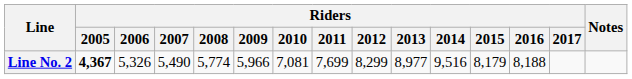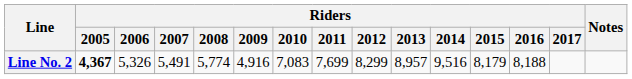(174, 62) 5,490 -> (174, 62) 5,491
(253, 62) 5,966 -> (253, 62) 4,916
(293, 62) 7,081 -> (293, 62) 7,083
(411, 62) 8,977 -> (411, 62) 8,957
